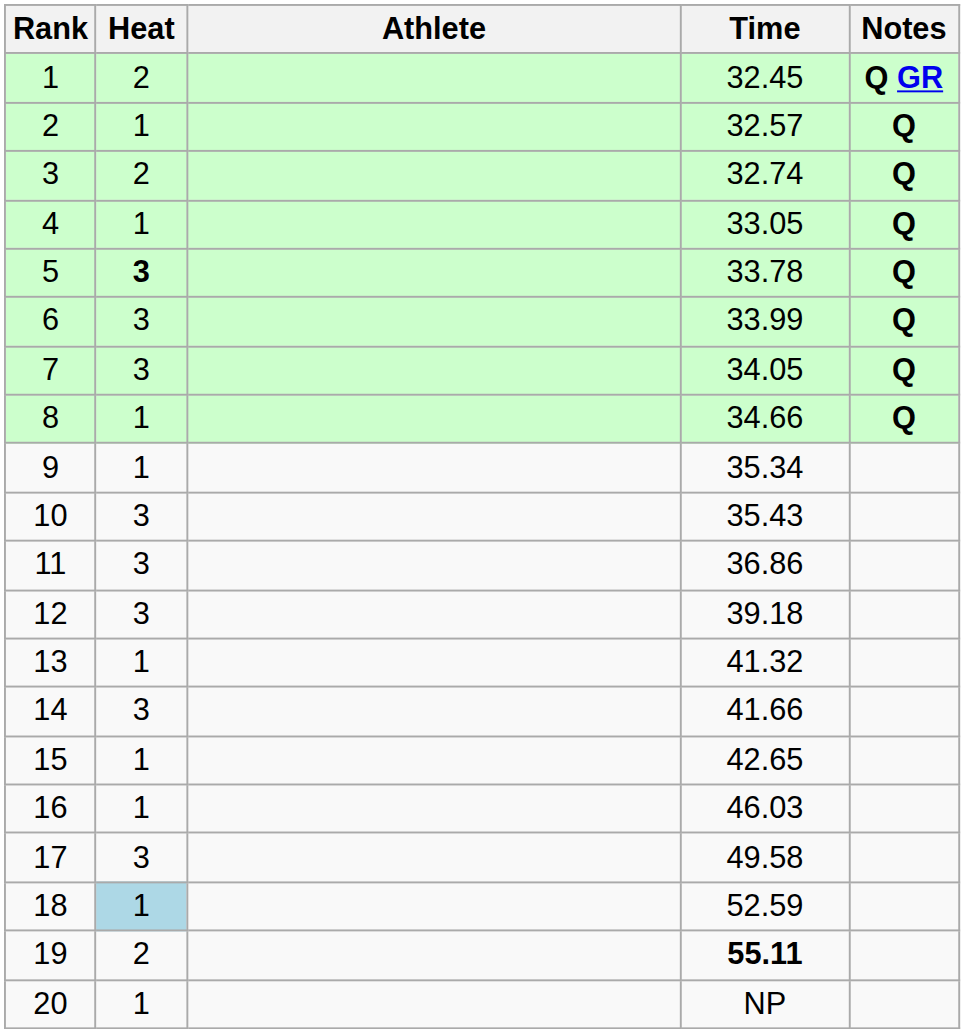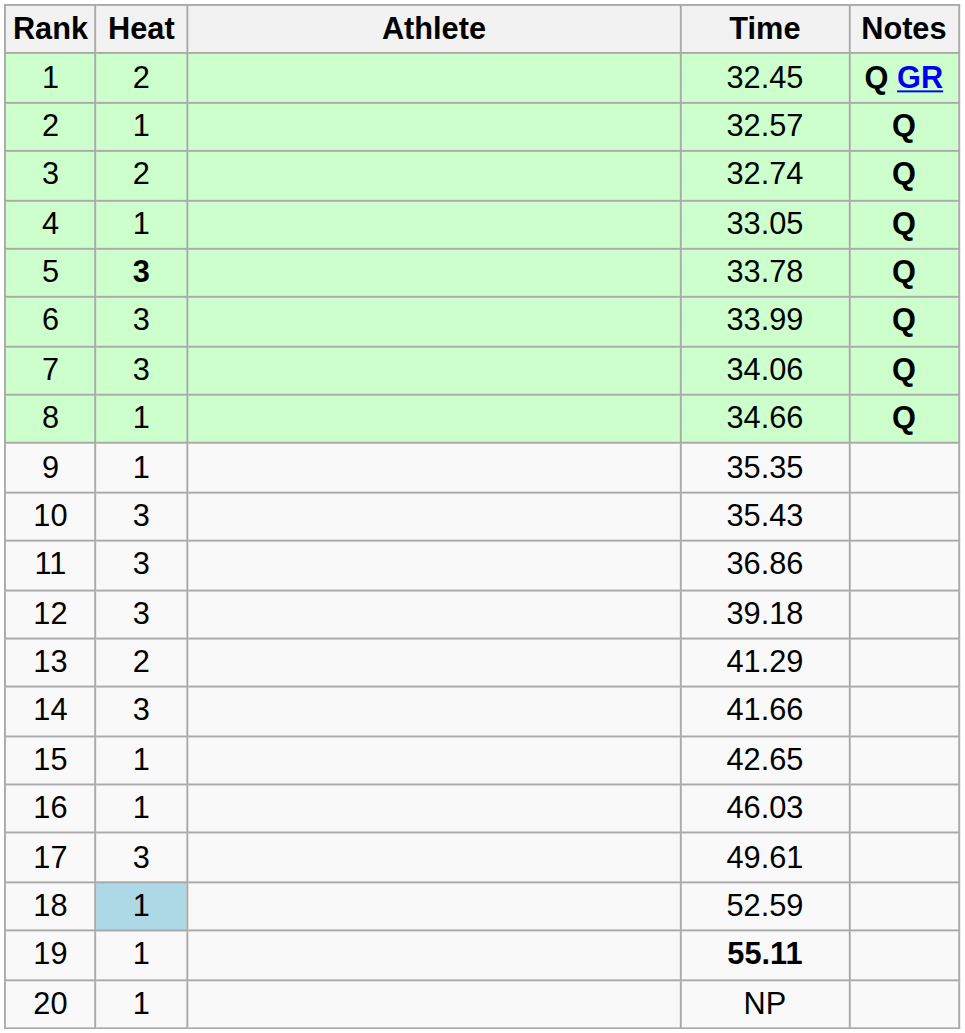(765, 369) 34.05 -> (765, 369) 34.06
(765, 467) 35.34 -> (765, 467) 35.35
(141, 662) 1 -> (141, 662) 2
(765, 662) 41.32 -> (765, 662) 41.29
(765, 857) 49.58 -> (765, 857) 49.61
(141, 954) 2 -> (141, 954) 1
